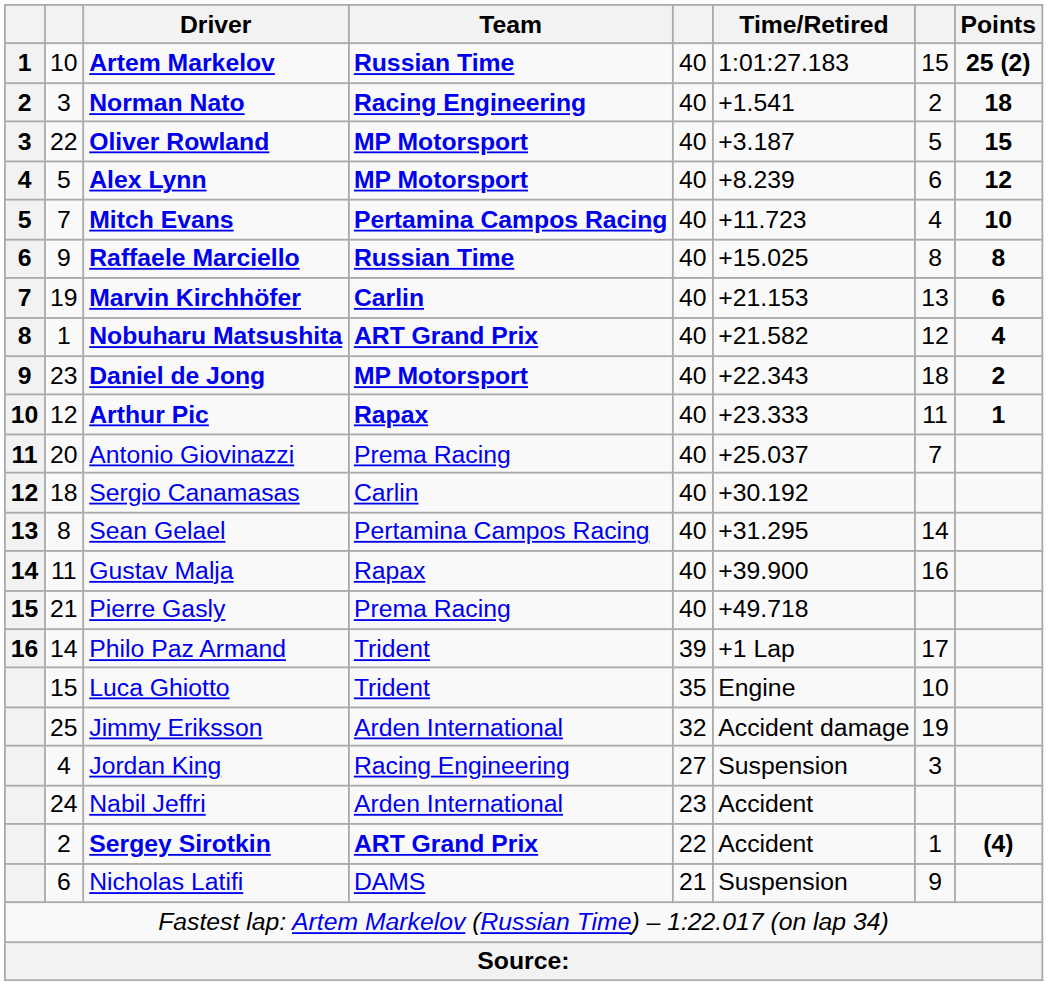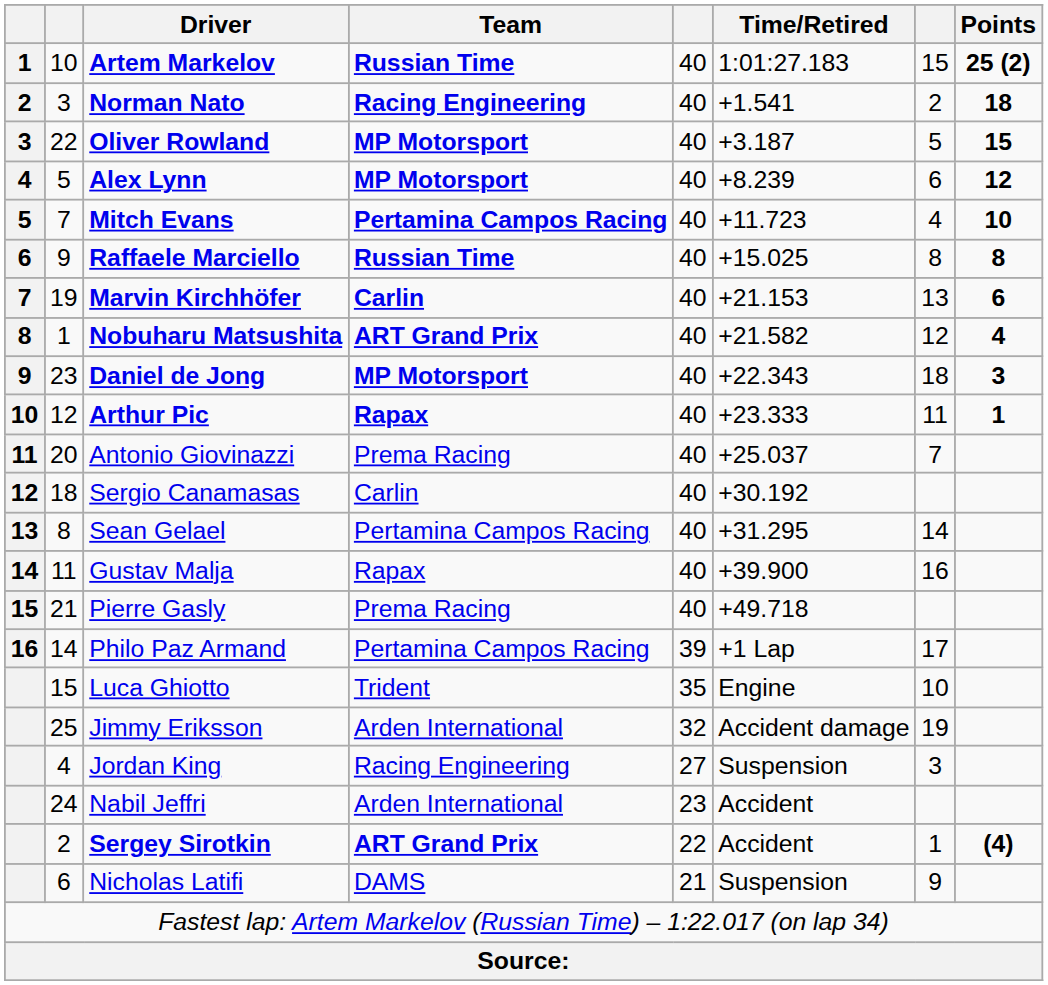(998, 375) 2 -> (998, 375) 3
(392, 648) Trident -> (502, 648) Pertamina Campos Racing
